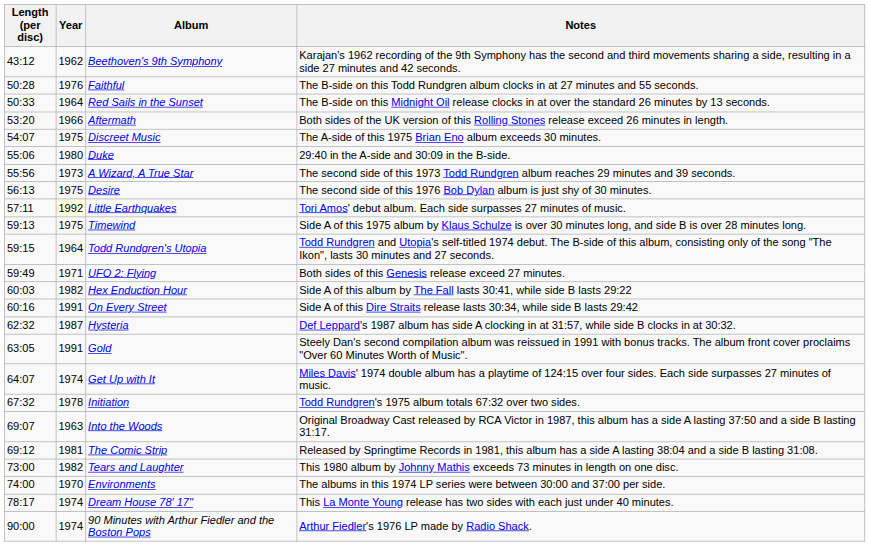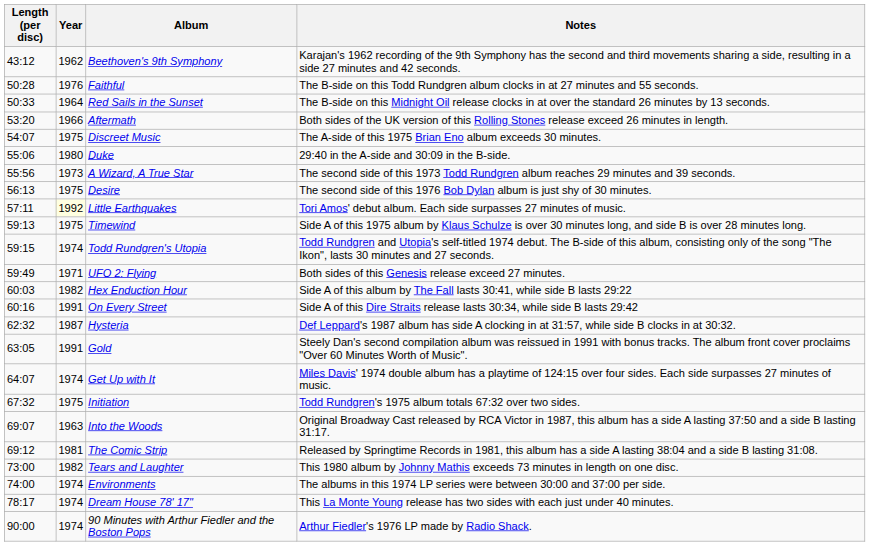(71, 249) 1964 -> (71, 249) 1974
(71, 402) 1978 -> (71, 402) 1975
(71, 485) 1970 -> (71, 485) 1974
